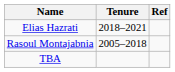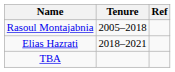rows swapped: (50, 43) <-> (50, 27)
